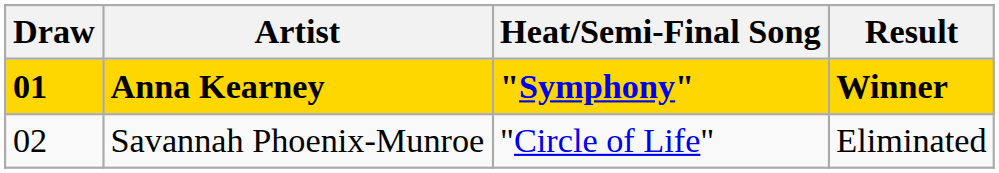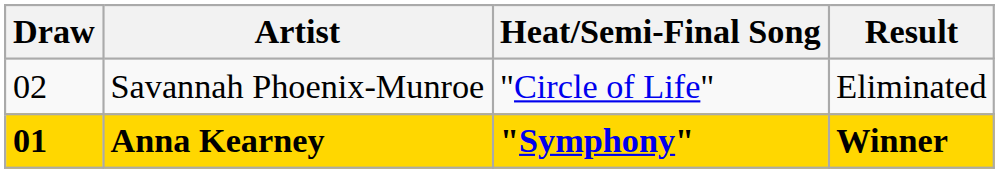rows swapped: (218, 85) <-> (297, 140)
